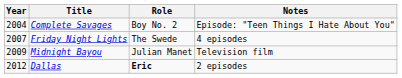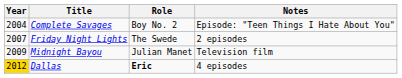(222, 39) 4 episodes -> (222, 39) 2 episodes
(17, 66) no background -> (17, 66) gold background
(222, 66) 2 episodes -> (222, 66) 4 episodes
